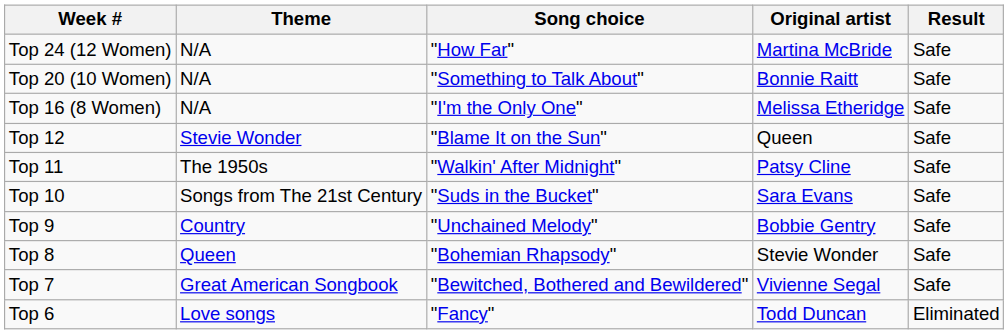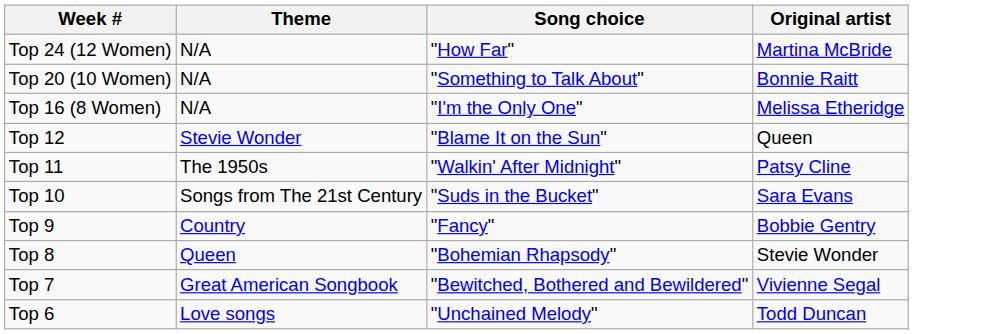- column: (956, 19)
(514, 225) "Unchained Melody" -> (463, 225) "Fancy"
(463, 314) "Fancy" -> (514, 314) "Unchained Melody"
